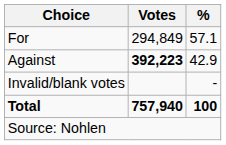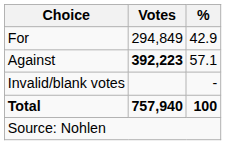(203, 38) 57.1 -> (203, 38) 42.9
(203, 60) 42.9 -> (203, 60) 57.1
